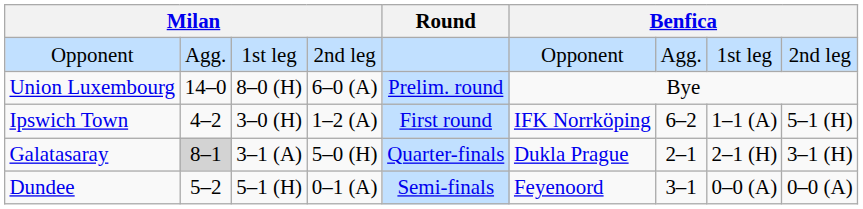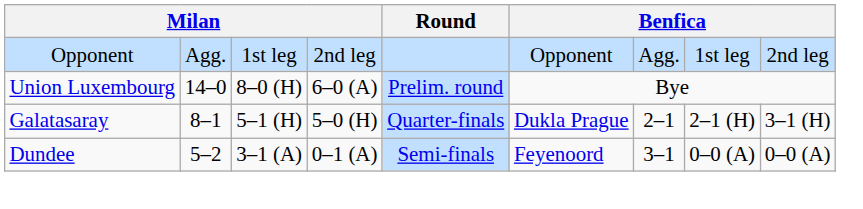- row: (69, 120)
(206, 154) lightgrey background -> (206, 120) no background
(269, 154) 3–1 (A) -> (269, 120) 5–1 (H)
(269, 187) 5–1 (H) -> (269, 154) 3–1 (A)
